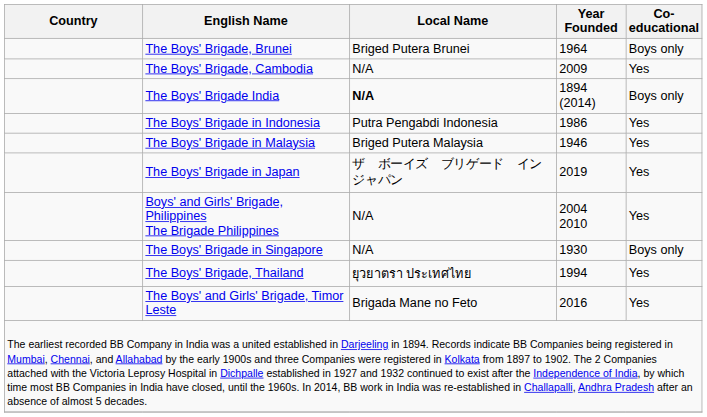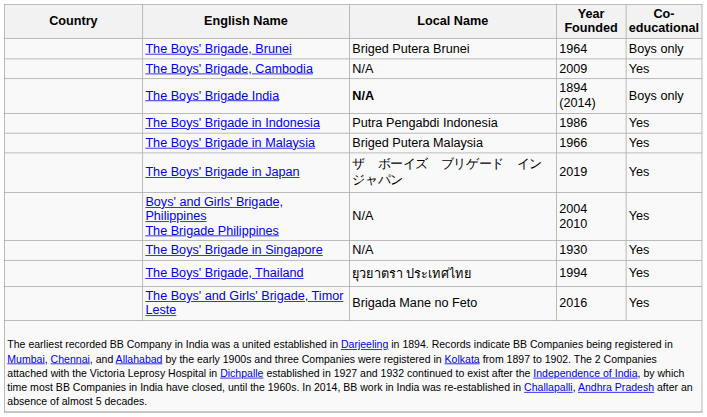(573, 143) 1946 -> (573, 143) 1966
(656, 250) Boys only -> (639, 250) Yes
